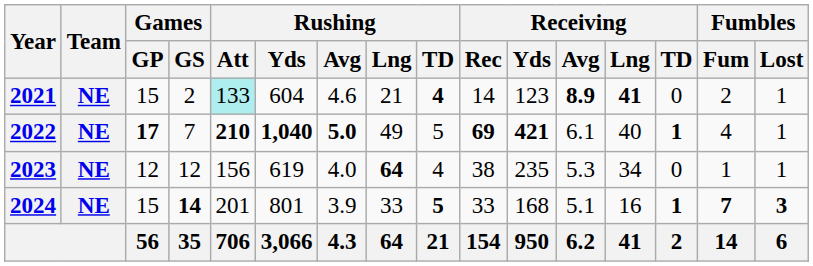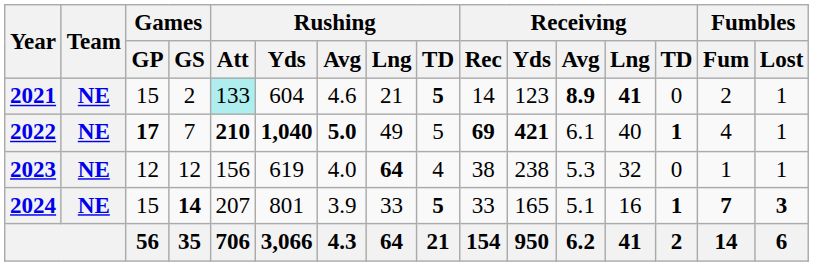(438, 95) 4 -> (438, 95) 5
(532, 168) 235 -> (532, 168) 238
(630, 168) 34 -> (630, 168) 32
(233, 205) 201 -> (233, 205) 207
(532, 205) 168 -> (532, 205) 165
